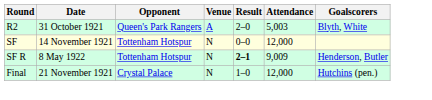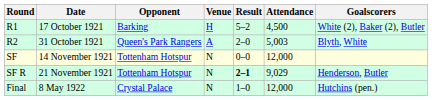+ row: (12, 27)
(62, 57) 8 May 1922 -> (76, 73) 21 November 1921
(277, 57) 9,009 -> (277, 73) 9,029
(76, 73) 21 November 1921 -> (62, 88) 8 May 1922
